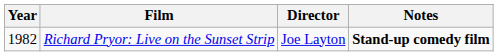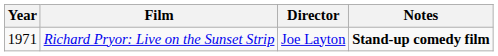(22, 39) 1982 -> (22, 39) 1971
